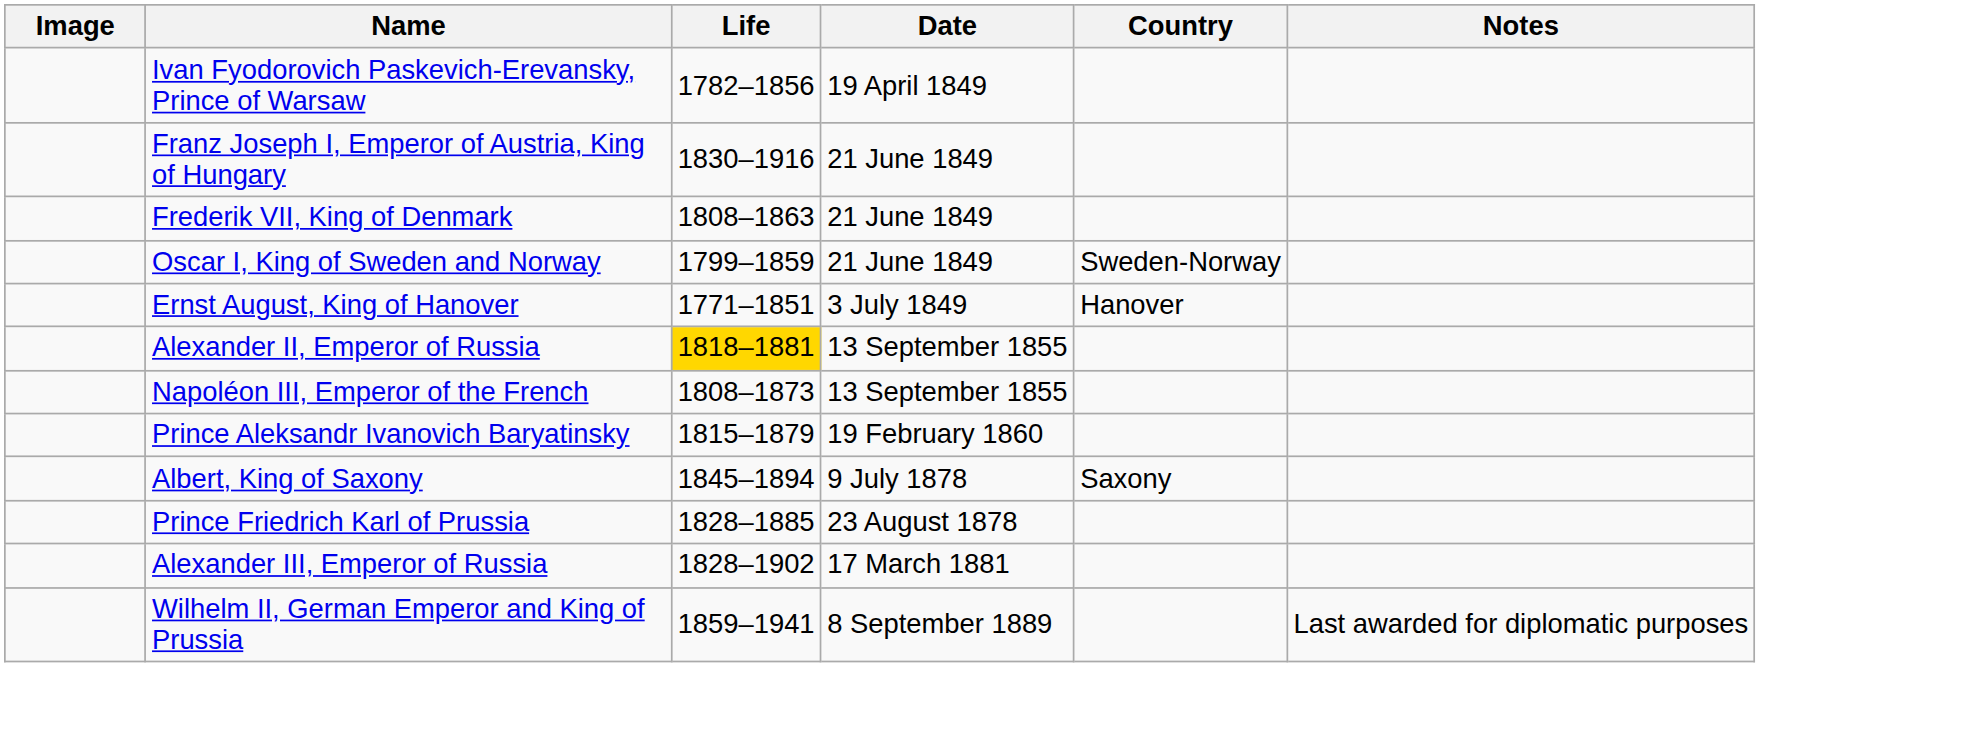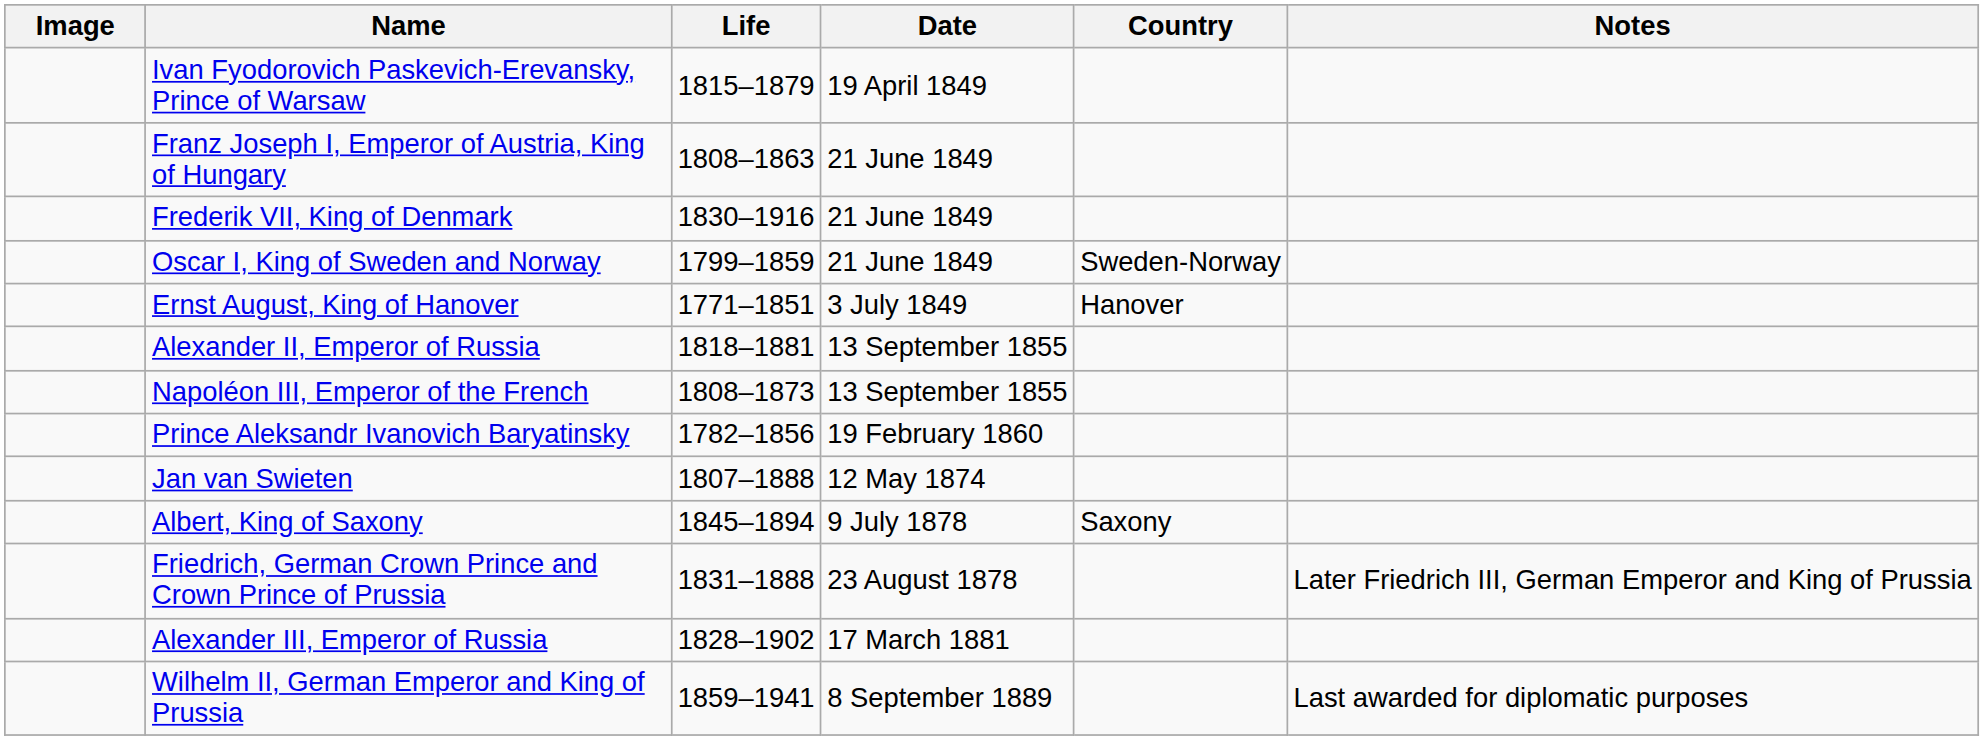(746, 84) 1782–1856 -> (746, 84) 1815–1879
(746, 159) 1830–1916 -> (746, 159) 1808–1863
(746, 217) 1808–1863 -> (746, 217) 1830–1916
(746, 348) gold background -> (746, 348) no background
(746, 434) 1815–1879 -> (746, 434) 1782–1856
+ row: (252, 478)
+ row: (375, 580)
- row: (341, 521)
